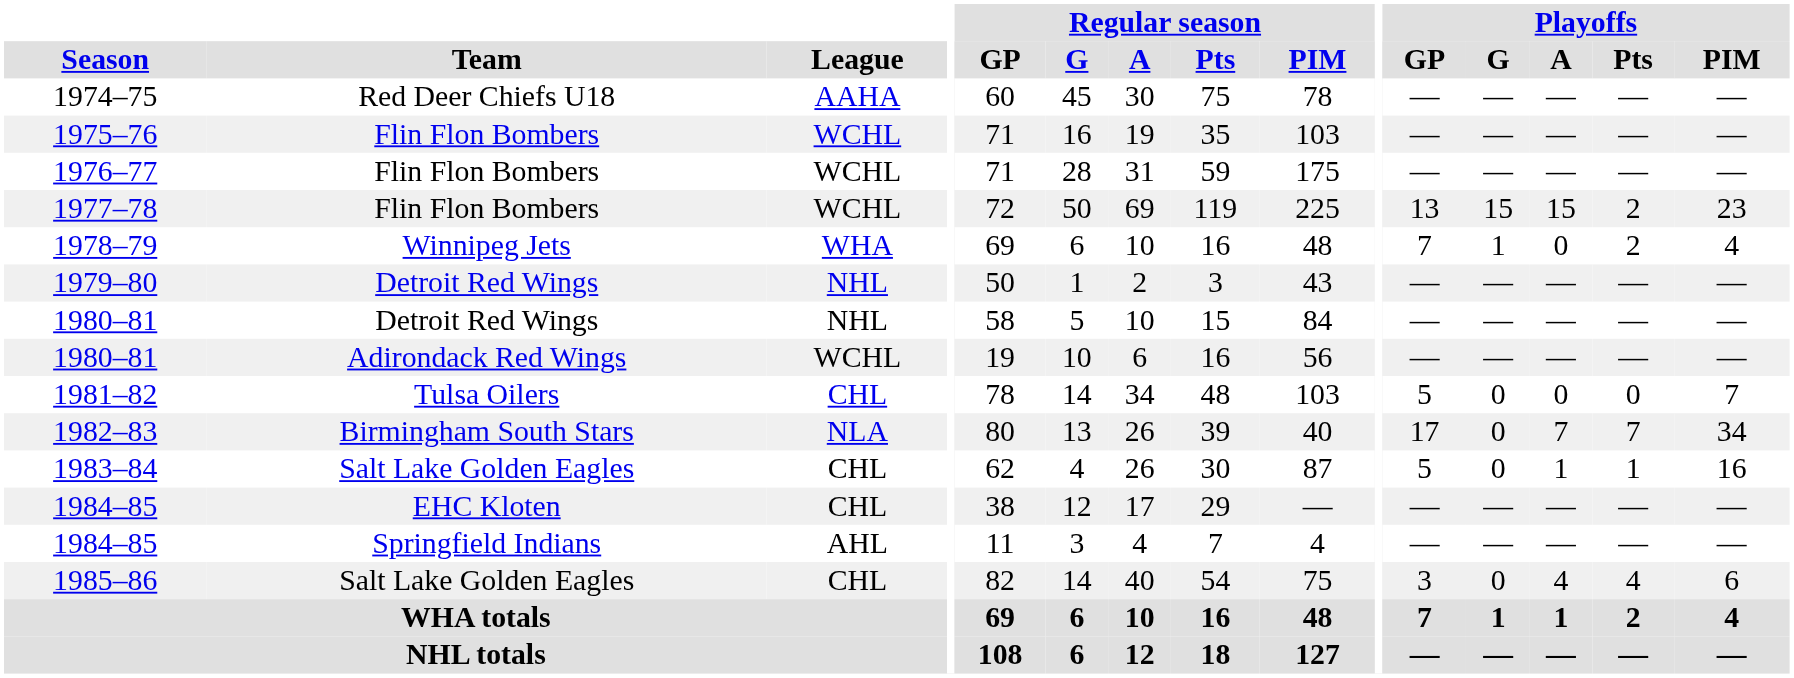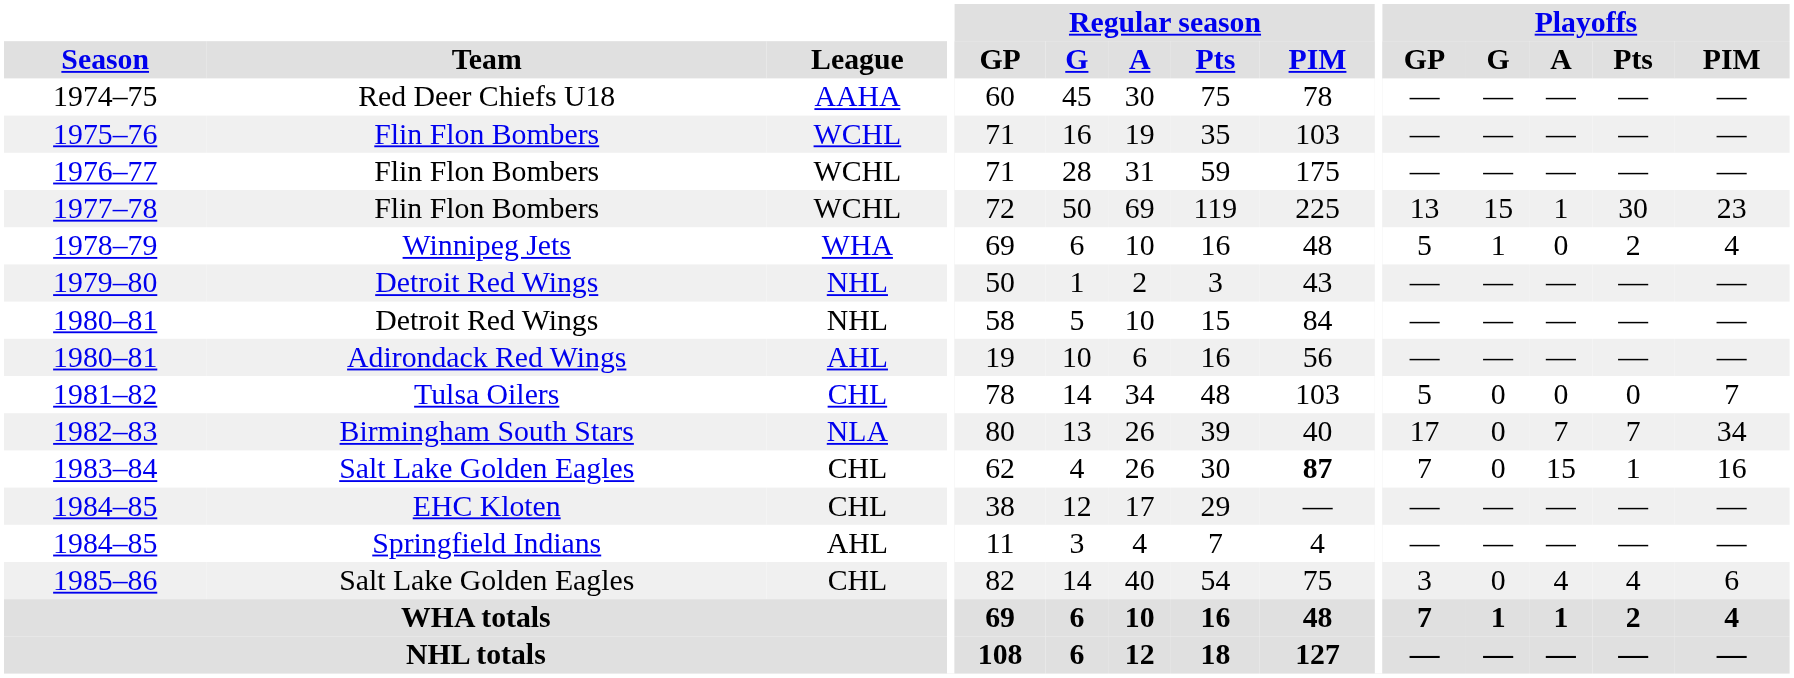(1561, 208) 15 -> (1561, 208) 1
(1633, 208) 2 -> (1633, 208) 30
(1425, 245) 7 -> (1425, 245) 5
(857, 356) WCHL -> (857, 356) AHL
(1318, 468) normal -> (1318, 468) bold
(1425, 468) 5 -> (1425, 468) 7
(1561, 468) 1 -> (1561, 468) 15
